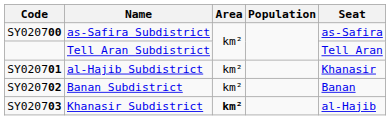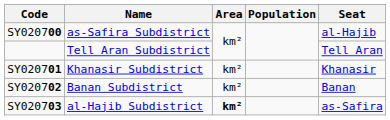(352, 32) as-Safira -> (349, 32) al-Hajib
(135, 69) al-Hajib Subdistrict -> (135, 69) Khanasir Subdistrict
(135, 106) Khanasir Subdistrict -> (135, 106) al-Hajib Subdistrict
(349, 106) al-Hajib -> (352, 106) as-Safira
